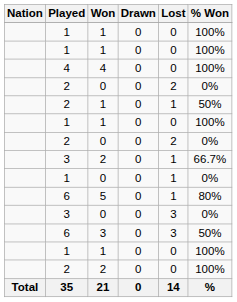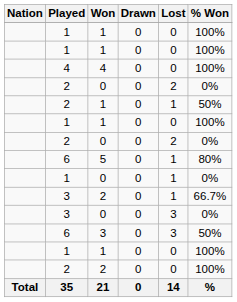rows swapped: (67, 159) <-> (67, 196)
